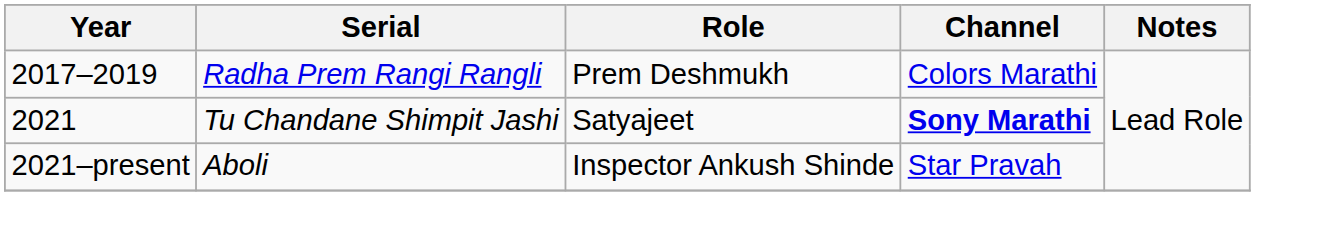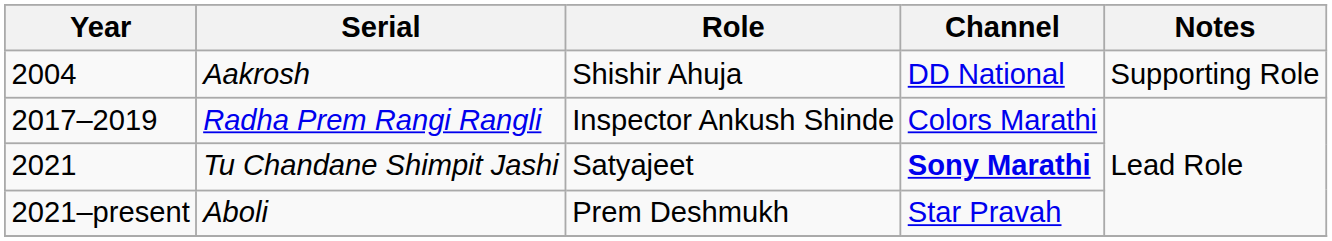+ row: (257, 73)
(681, 73) Prem Deshmukh -> (733, 119) Inspector Ankush Shinde
(733, 166) Inspector Ankush Shinde -> (681, 212) Prem Deshmukh
